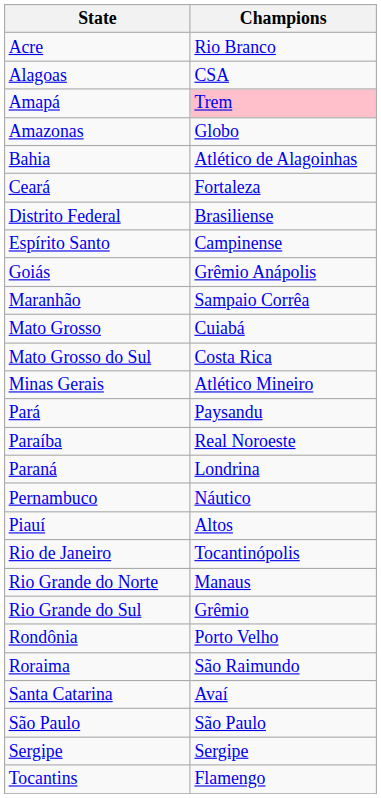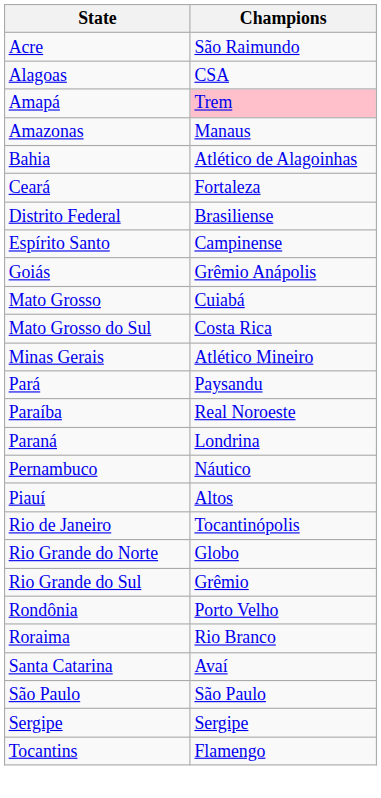(235, 46) Rio Branco -> (247, 46) São Raimundo
(217, 131) Globo -> (223, 131) Manaus
- row: (45, 300)
(223, 581) Manaus -> (217, 553) Globo
(247, 666) São Raimundo -> (235, 638) Rio Branco
